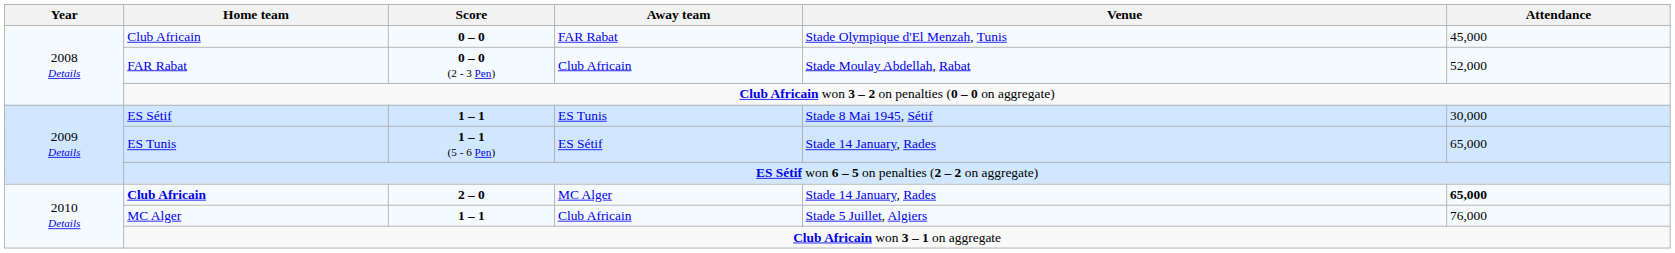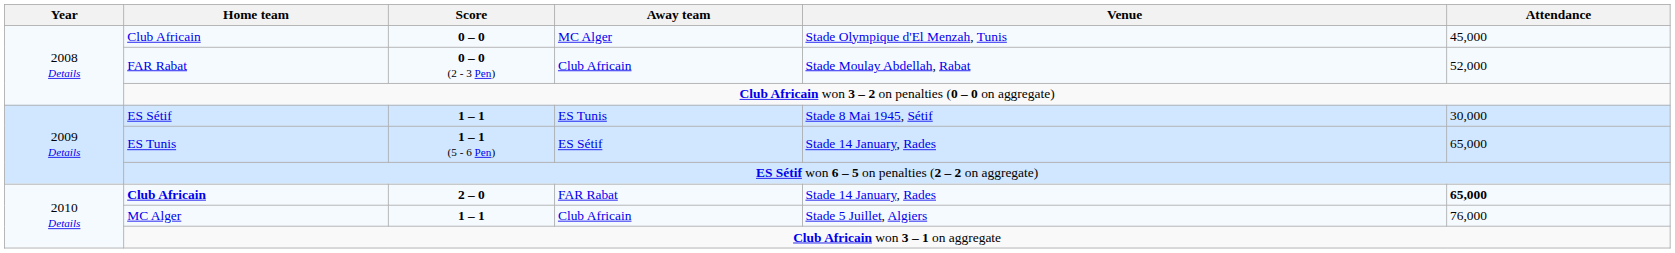(588, 36) FAR Rabat -> (585, 36) MC Alger
(585, 194) MC Alger -> (588, 194) FAR Rabat
